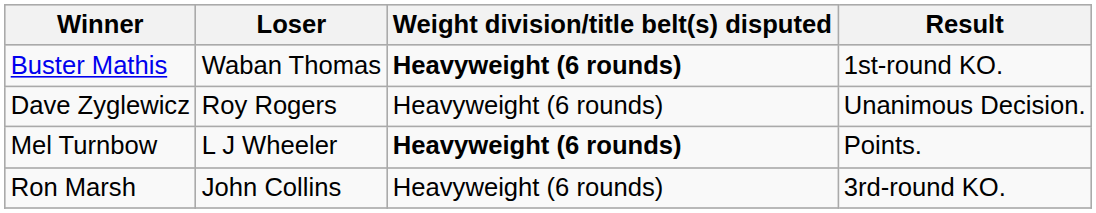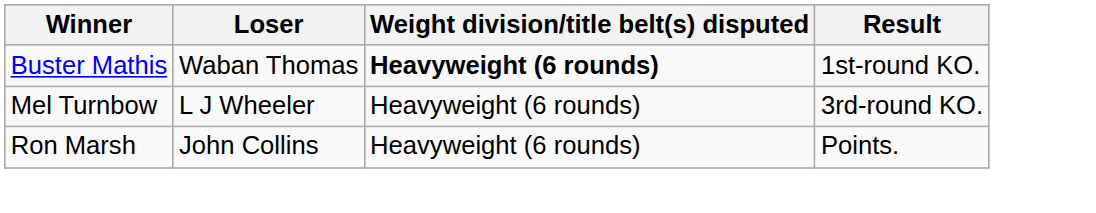- row: (100, 106)
(537, 146) bold -> (505, 106) normal
(883, 146) Points. -> (902, 106) 3rd-round KO.
(925, 187) 3rd-round KO. -> (860, 146) Points.
